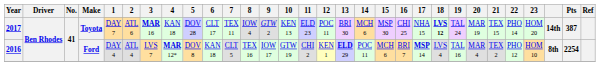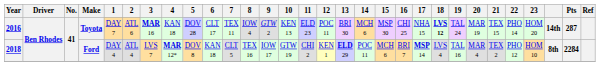(14, 28) 2017 -> (14, 28) 2016
(571, 28) 387 -> (571, 28) 287
(14, 50) 2016 -> (14, 50) 2018
(571, 50) 2254 -> (571, 50) 2284
